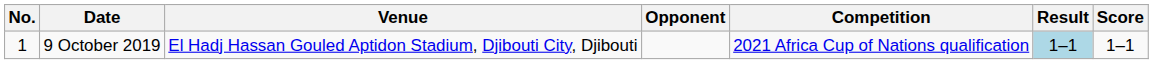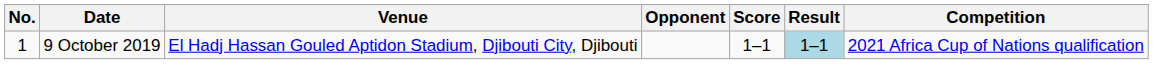columns swapped: (1120, 17) <-> (881, 17)
